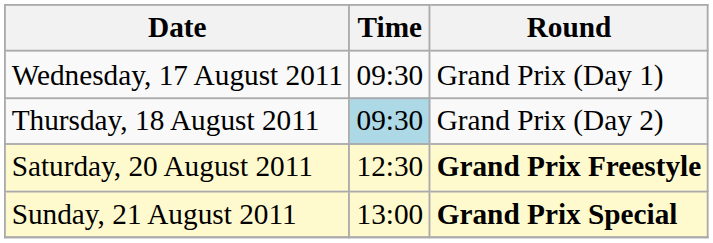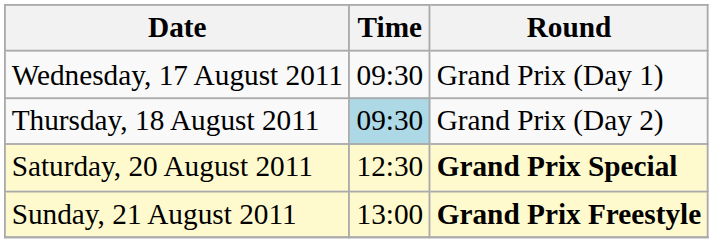(569, 167) Grand Prix Freestyle -> (557, 167) Grand Prix Special
(557, 213) Grand Prix Special -> (569, 213) Grand Prix Freestyle
